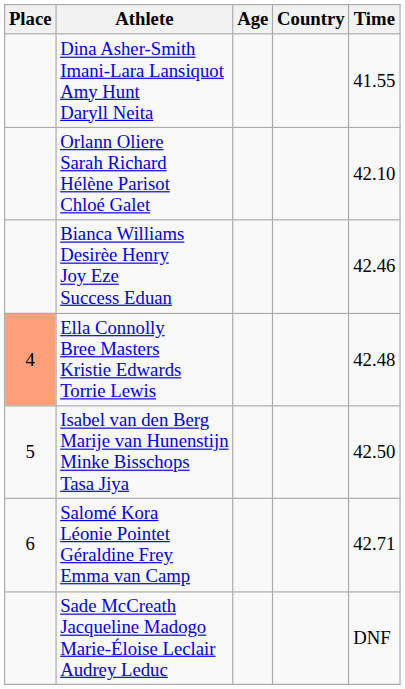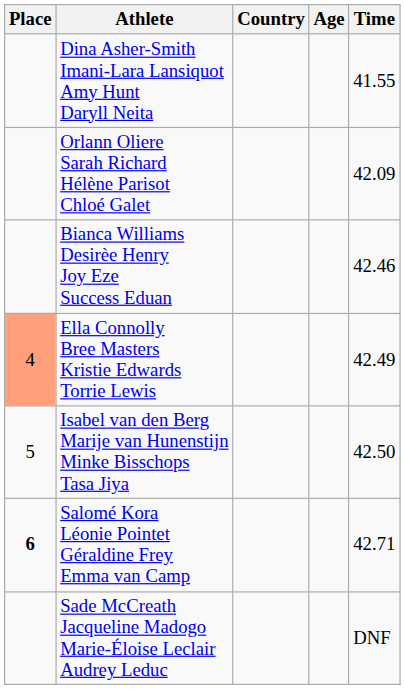columns swapped: (253, 19) <-> (311, 19)
(374, 173) 42.10 -> (374, 173) 42.09
(374, 359) 42.48 -> (374, 359) 42.49
(30, 544) normal -> (30, 544) bold
